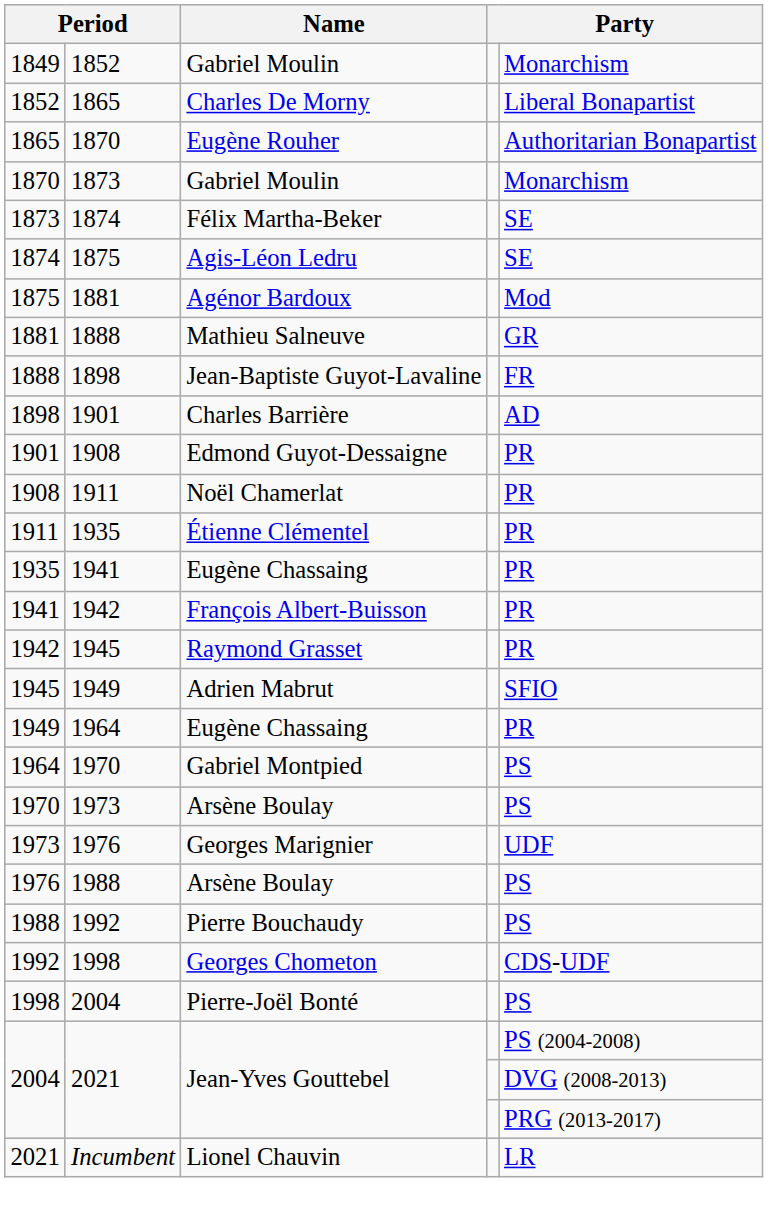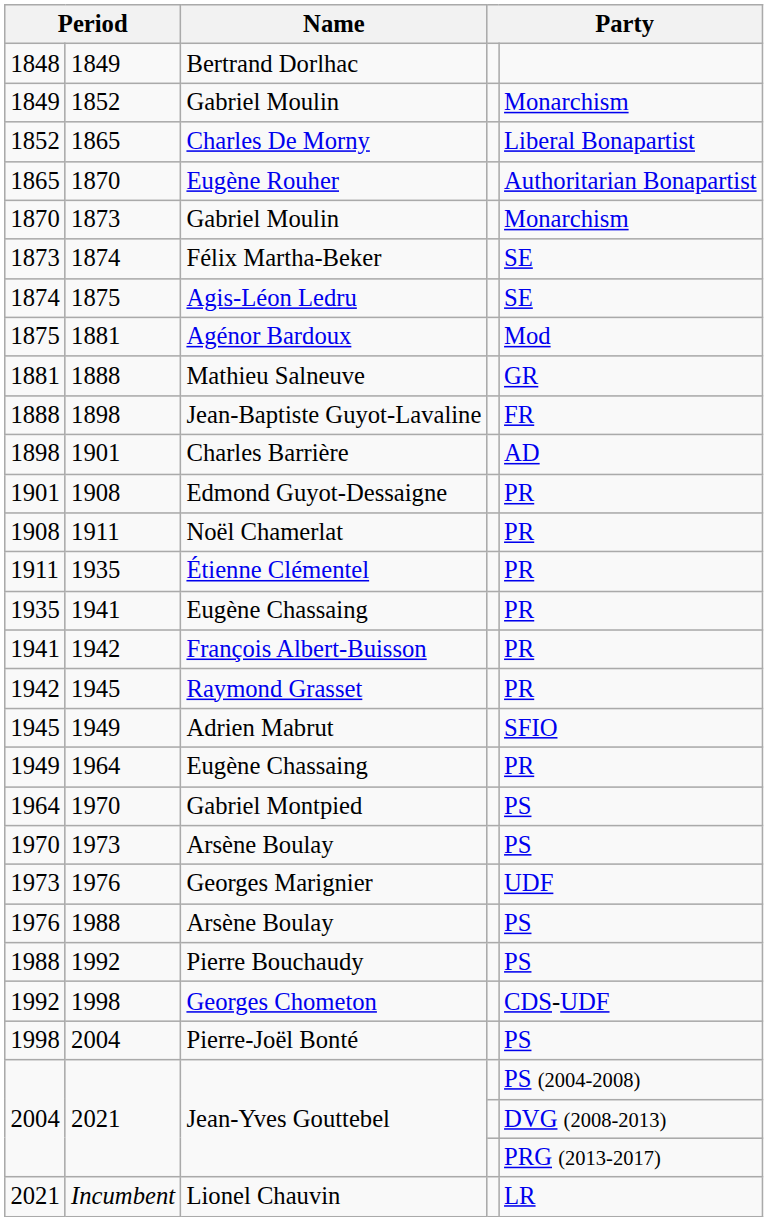+ row: (35, 63)
